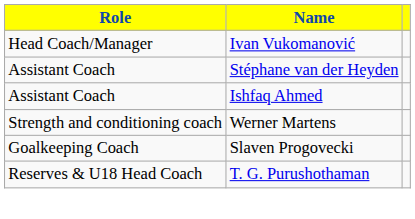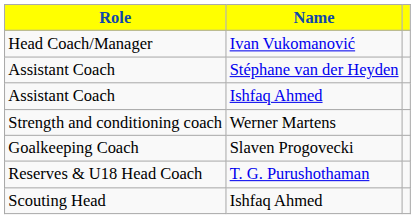+ row: (57, 200)
